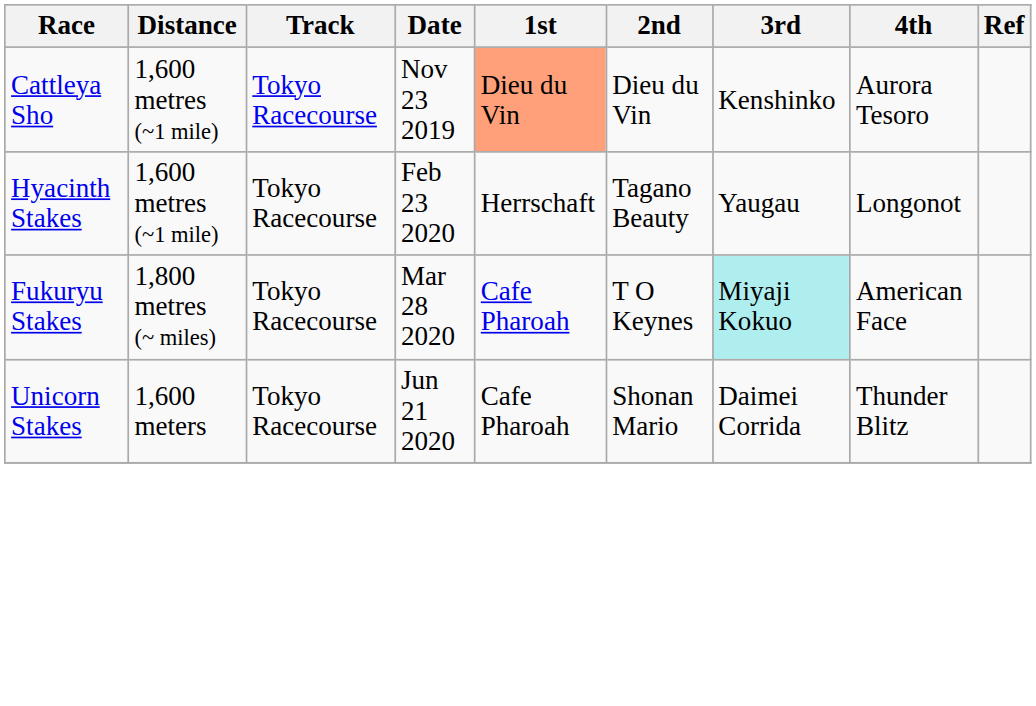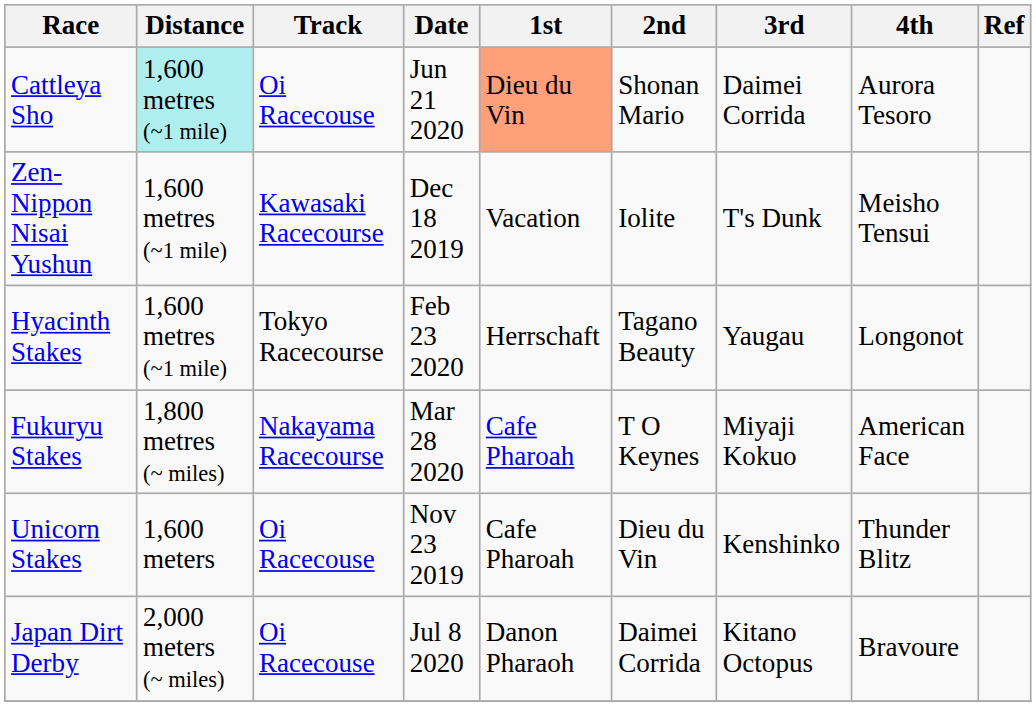(177, 99) no background -> (185, 99) paleturquoise background
(315, 99) Tokyo Racecourse -> (317, 99) Oi Racecouse
(428, 99) Nov 23 2019 -> (437, 99) Jun 21 2020
(655, 99) Dieu du Vin -> (659, 99) Shonan Mario
(777, 99) Kenshinko -> (764, 99) Daimei Corrida
+ row: (52, 218)
(315, 306) Tokyo Racecourse -> (321, 440) Nakayama Racecourse
(755, 306) paleturquoise background -> (760, 440) no background
(315, 410) Tokyo Racecourse -> (317, 544) Oi Racecouse
(428, 410) Jun 21 2020 -> (437, 544) Nov 23 2019
(653, 410) Shonan Mario -> (661, 544) Dieu du Vin
(760, 410) Daimei Corrida -> (781, 544) Kenshinko
+ row: (67, 648)
